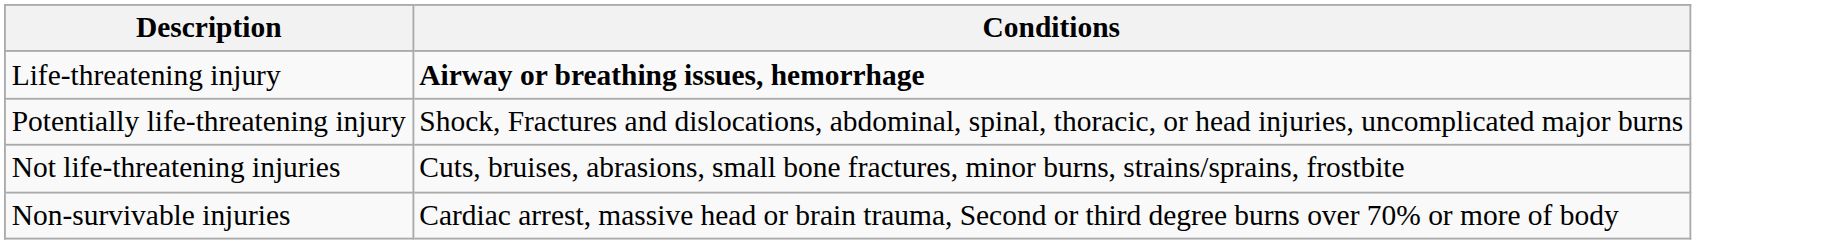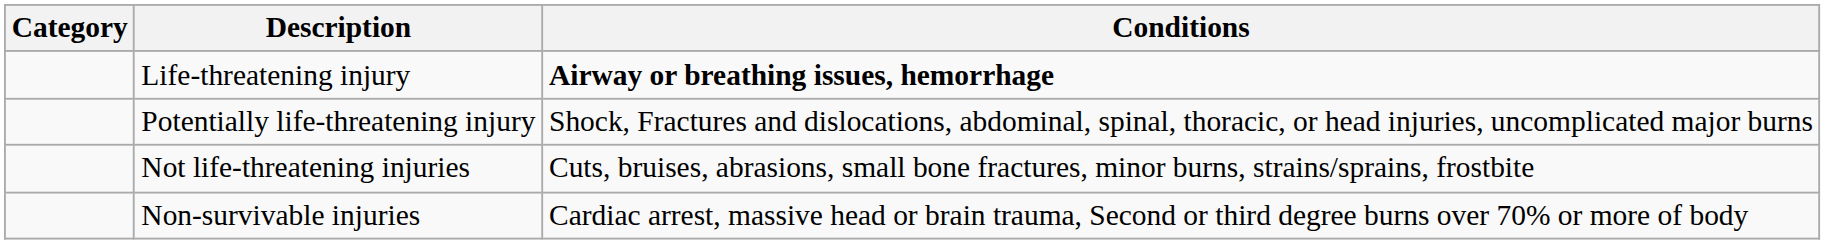+ column: (70, 27)
